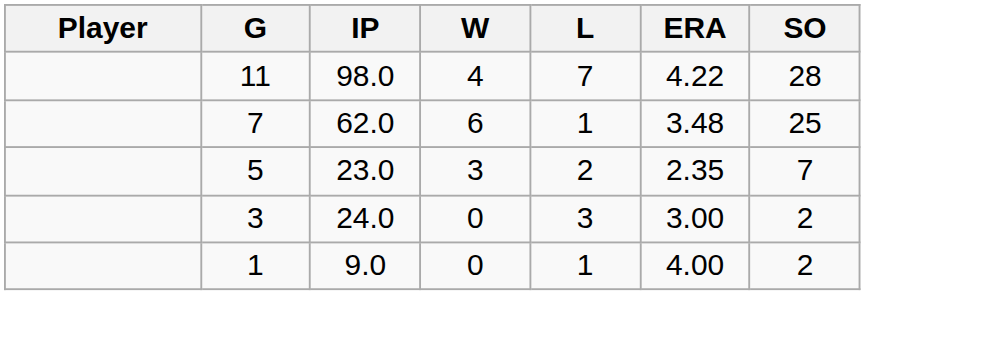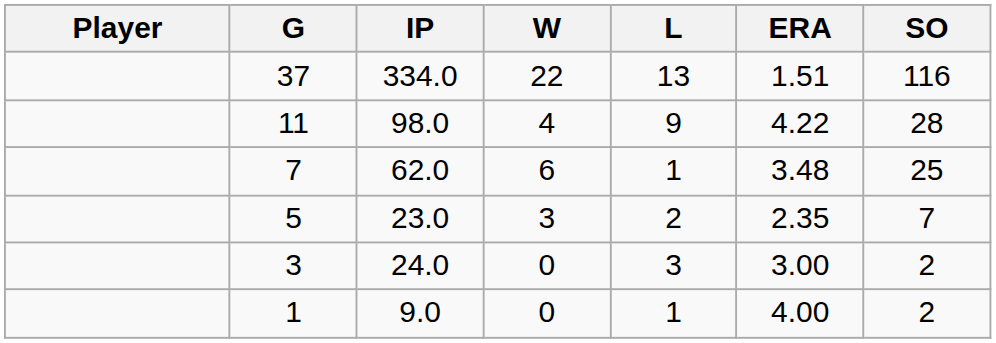+ row: (293, 75)
(585, 75) 7 -> (673, 123) 9
